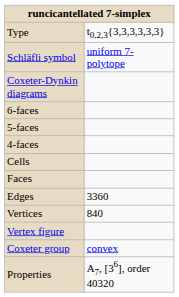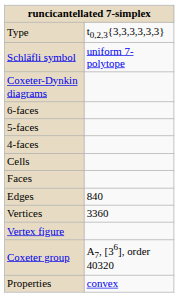(98, 196) 3360 -> (95, 196) 840
(95, 213) 840 -> (98, 213) 3360
(102, 248) convex -> (118, 257) A7, [36], order 40320
(118, 274) A7, [36], order 40320 -> (102, 283) convex
